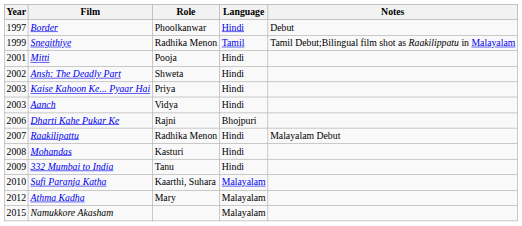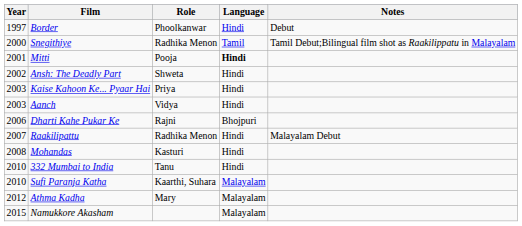(16, 43) 1999 -> (16, 43) 2000
(233, 58) normal -> (234, 58) bold
(16, 167) 2009 -> (16, 167) 2010
